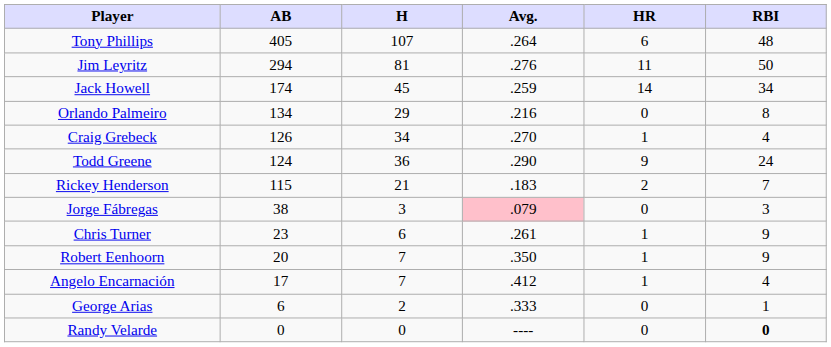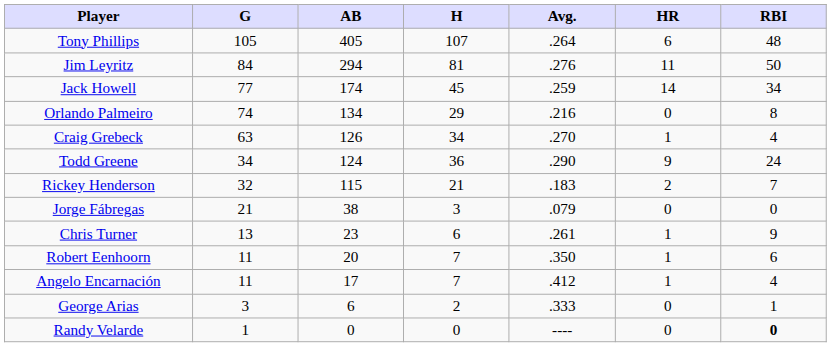+ column: (245, 16)
(523, 209) pink background -> (562, 209) no background
(766, 209) 3 -> (774, 209) 0
(766, 257) 9 -> (774, 257) 6
